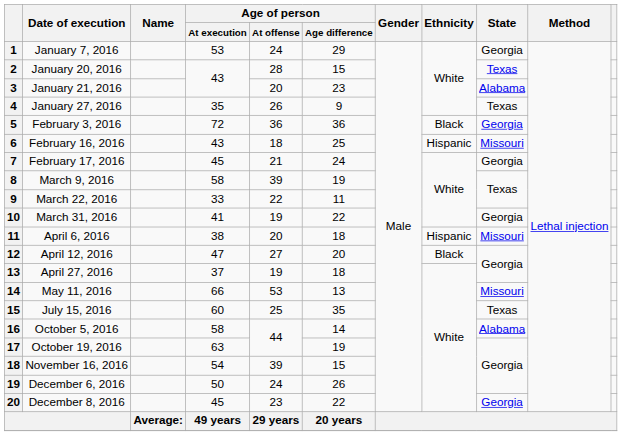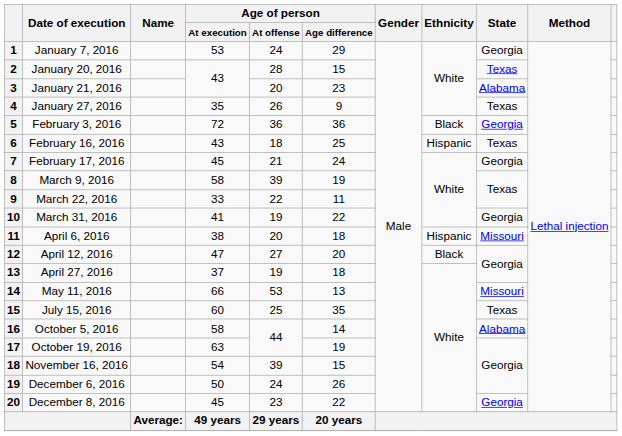(502, 143) Missouri -> (502, 143) Texas
